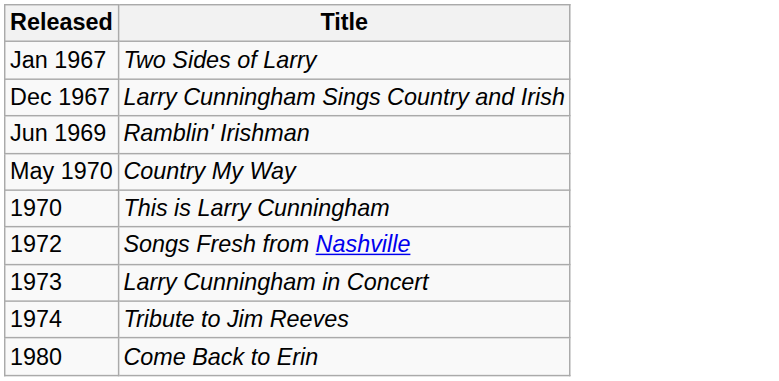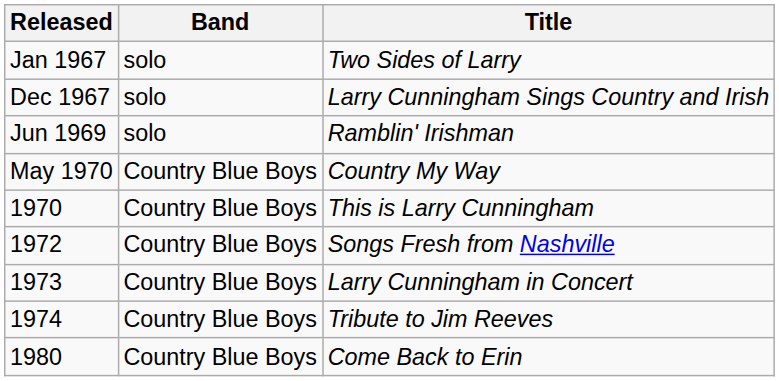+ column: (220, 23)
